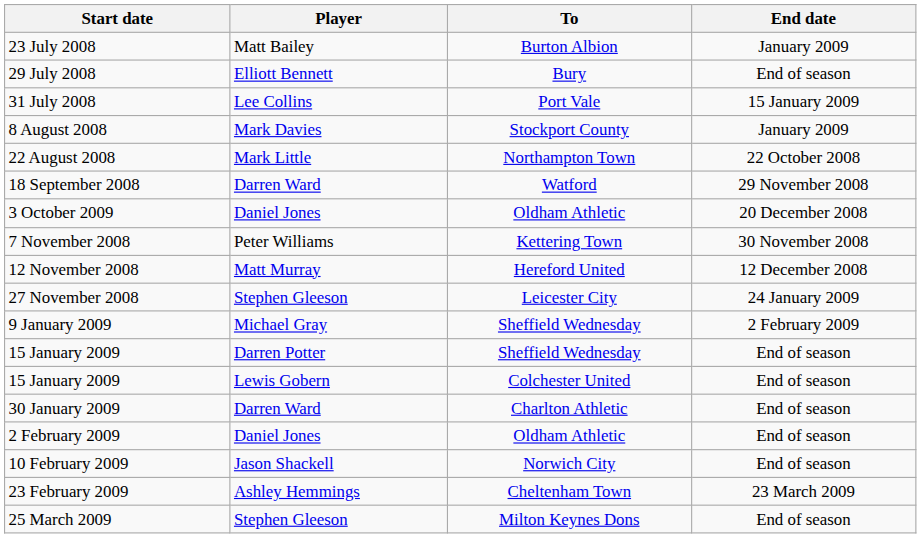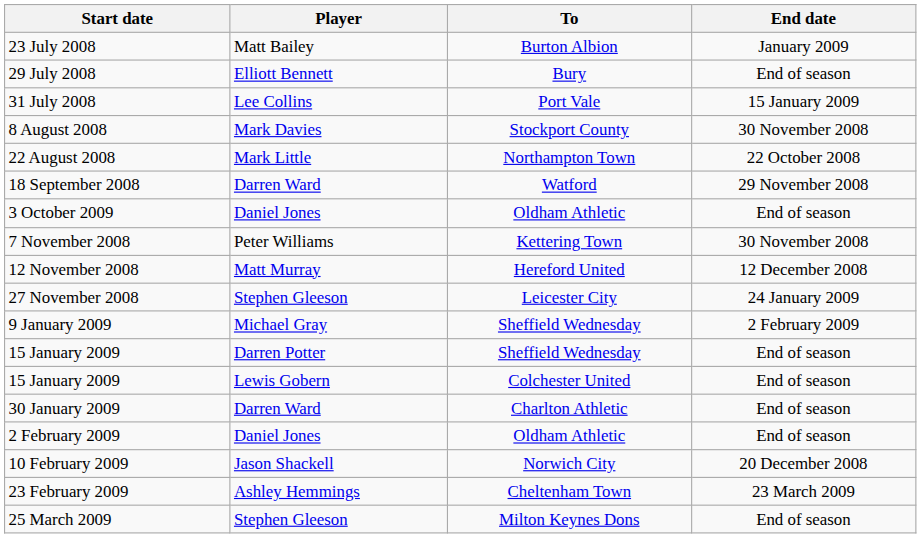(803, 129) January 2009 -> (803, 129) 30 November 2008
(803, 213) 20 December 2008 -> (803, 213) End of season
(803, 463) End of season -> (803, 463) 20 December 2008
